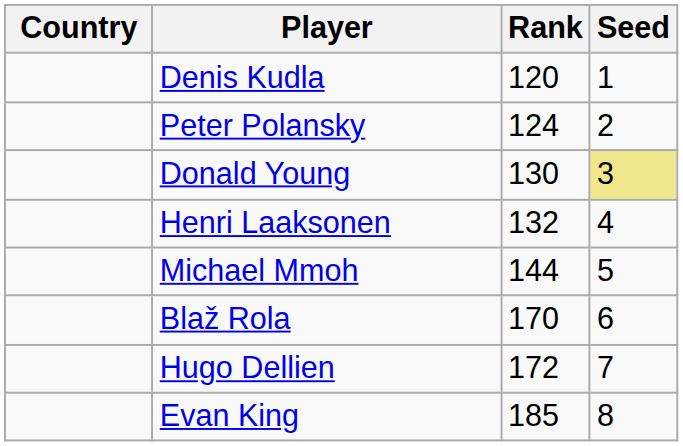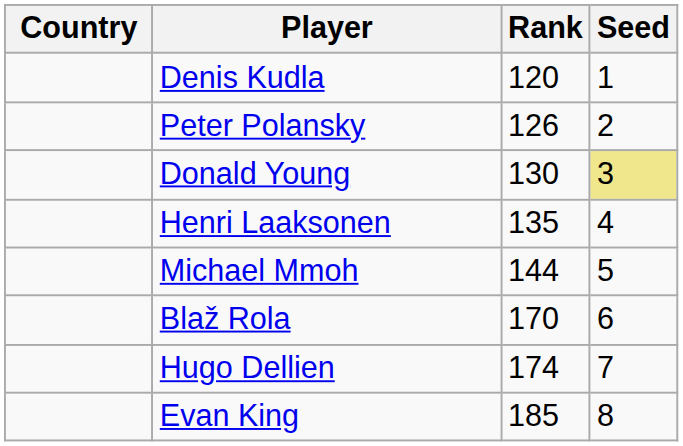(534, 125) 124 -> (534, 125) 126
(534, 222) 132 -> (534, 222) 135
(534, 367) 172 -> (534, 367) 174
